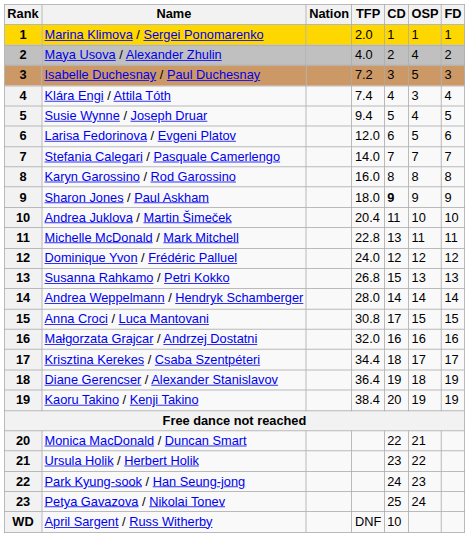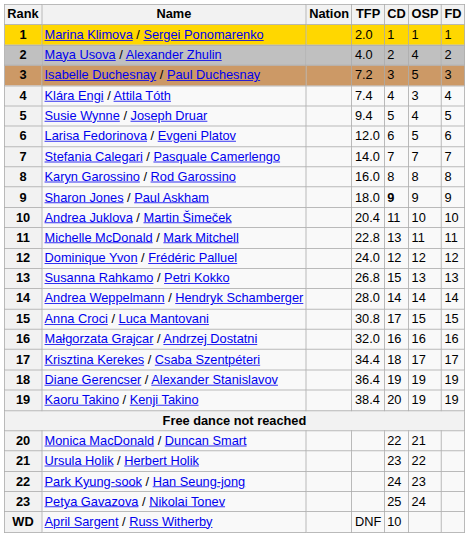(419, 380) 18 -> (419, 380) 19
